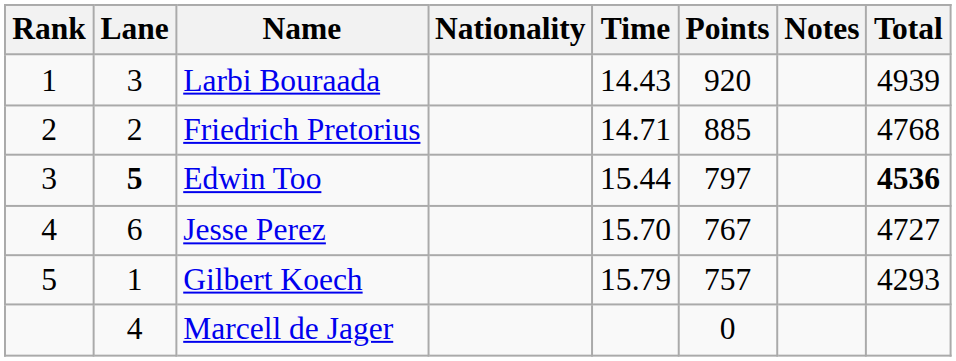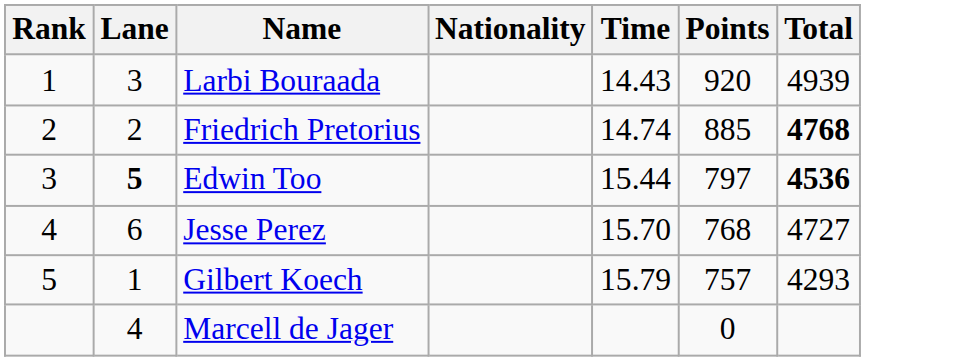- column: (822, 29)
(636, 129) 14.71 -> (636, 129) 14.74
(908, 129) normal -> (819, 129) bold
(728, 229) 767 -> (728, 229) 768
